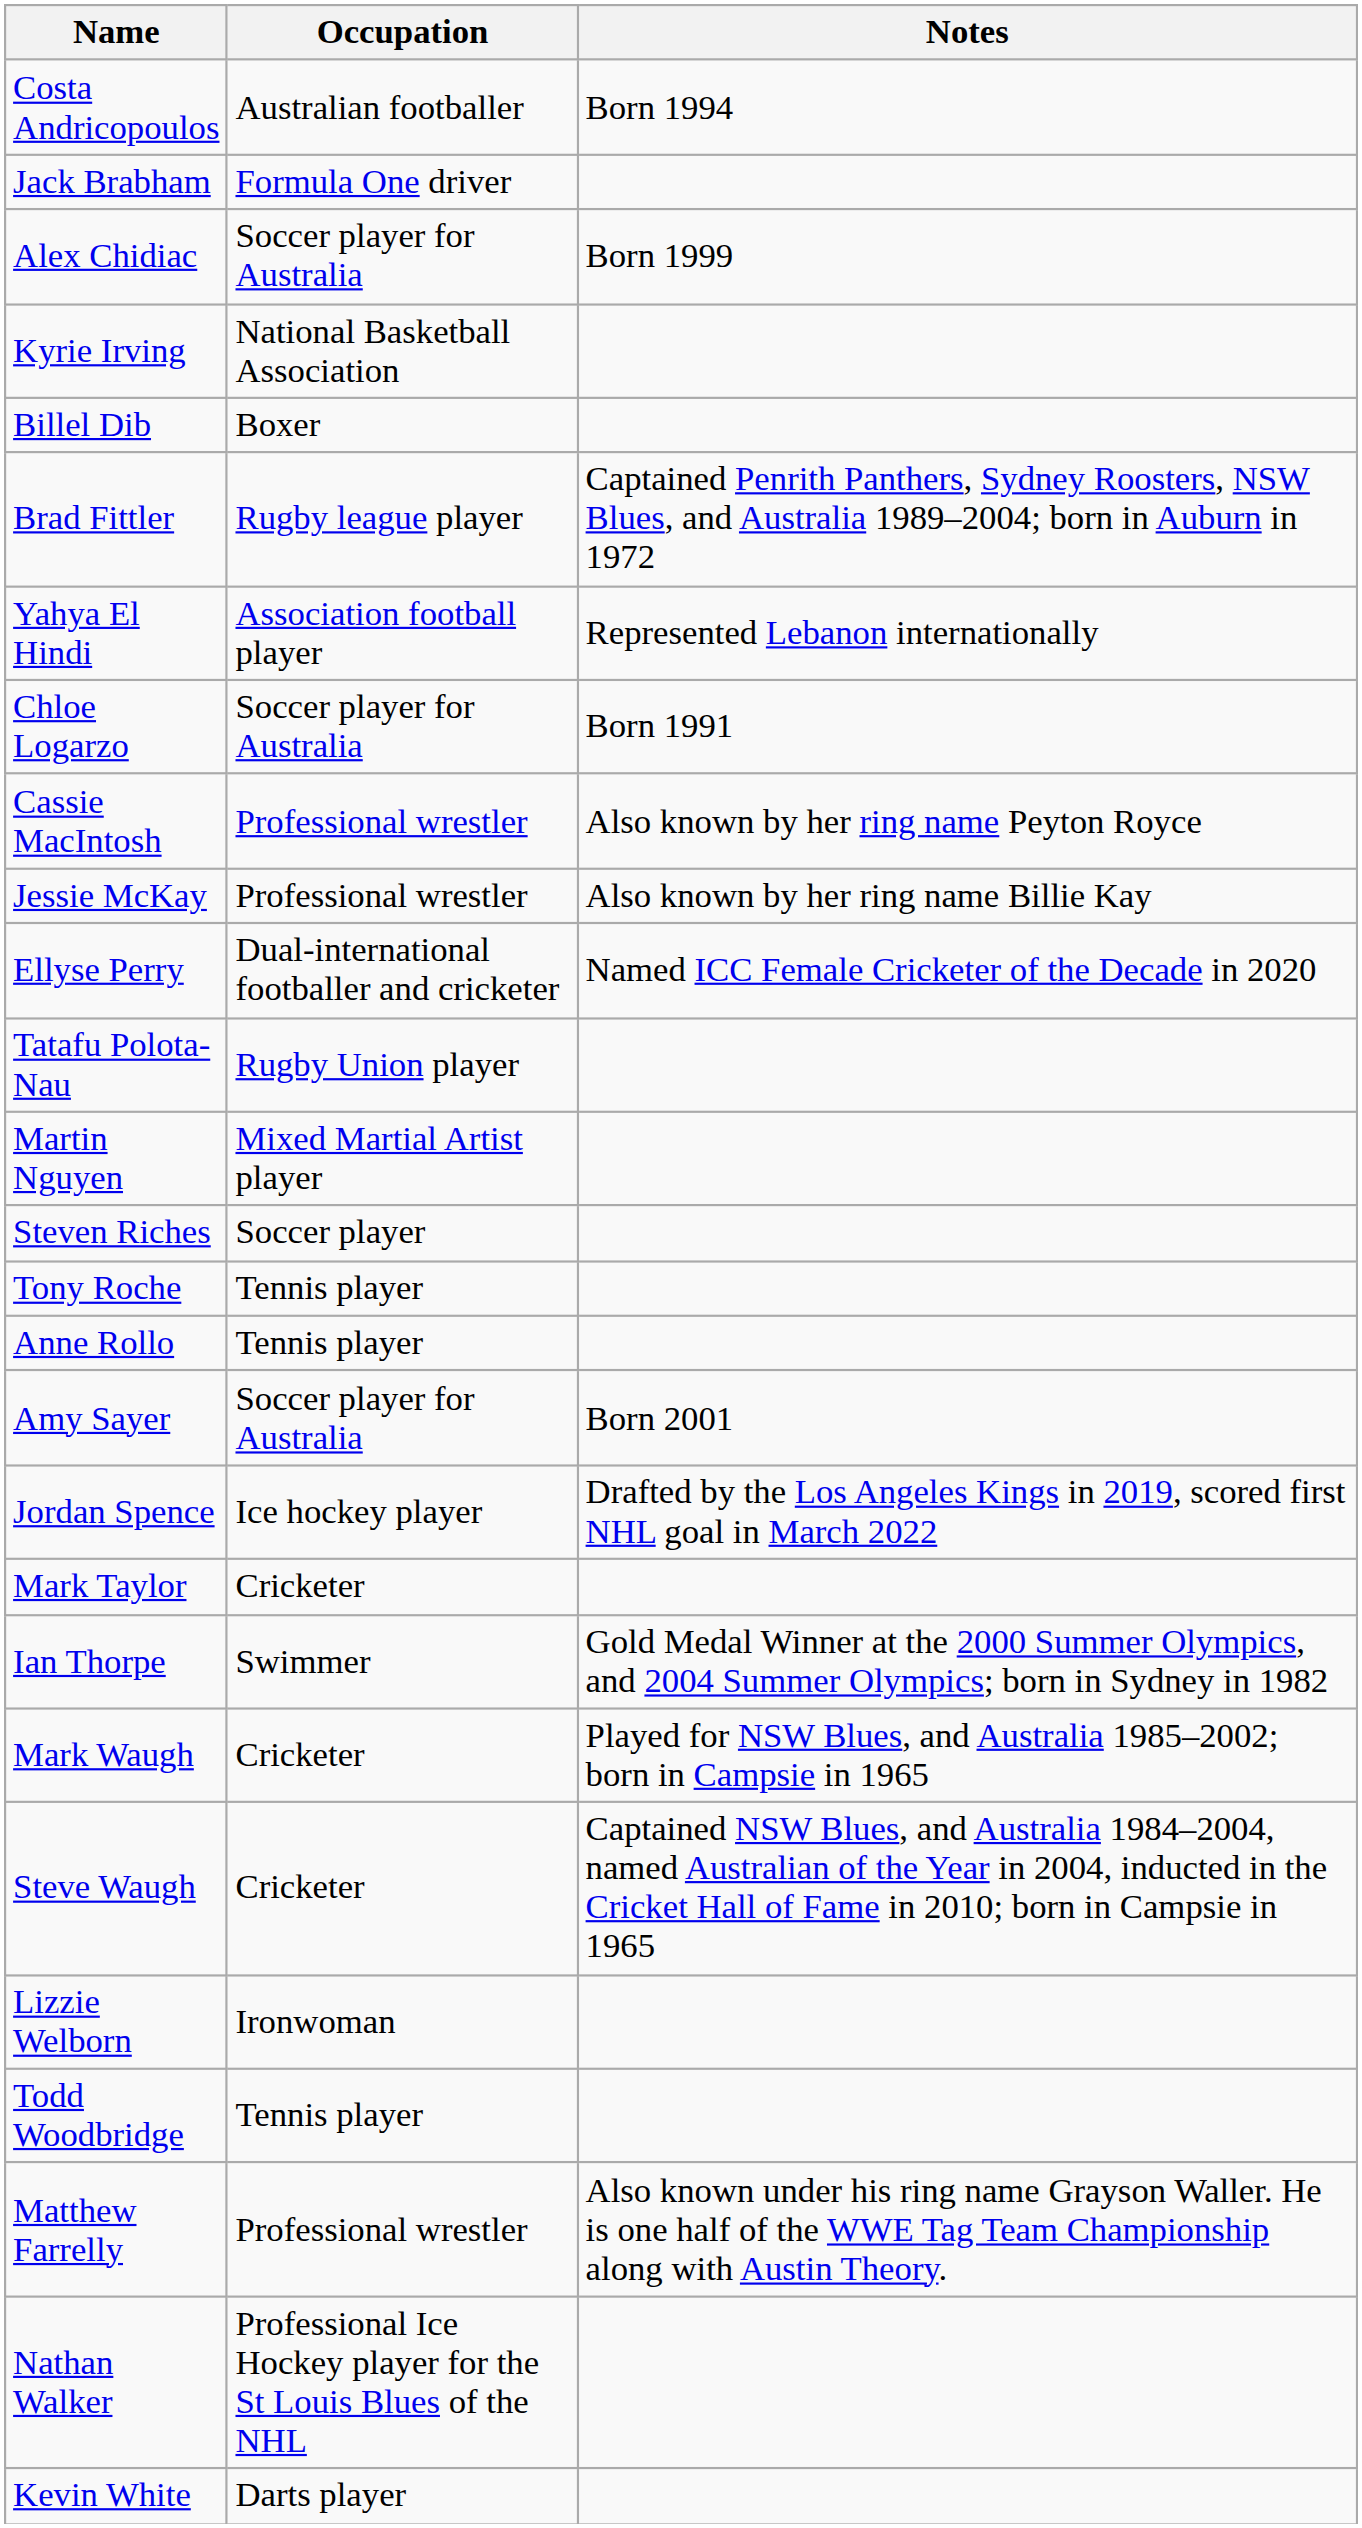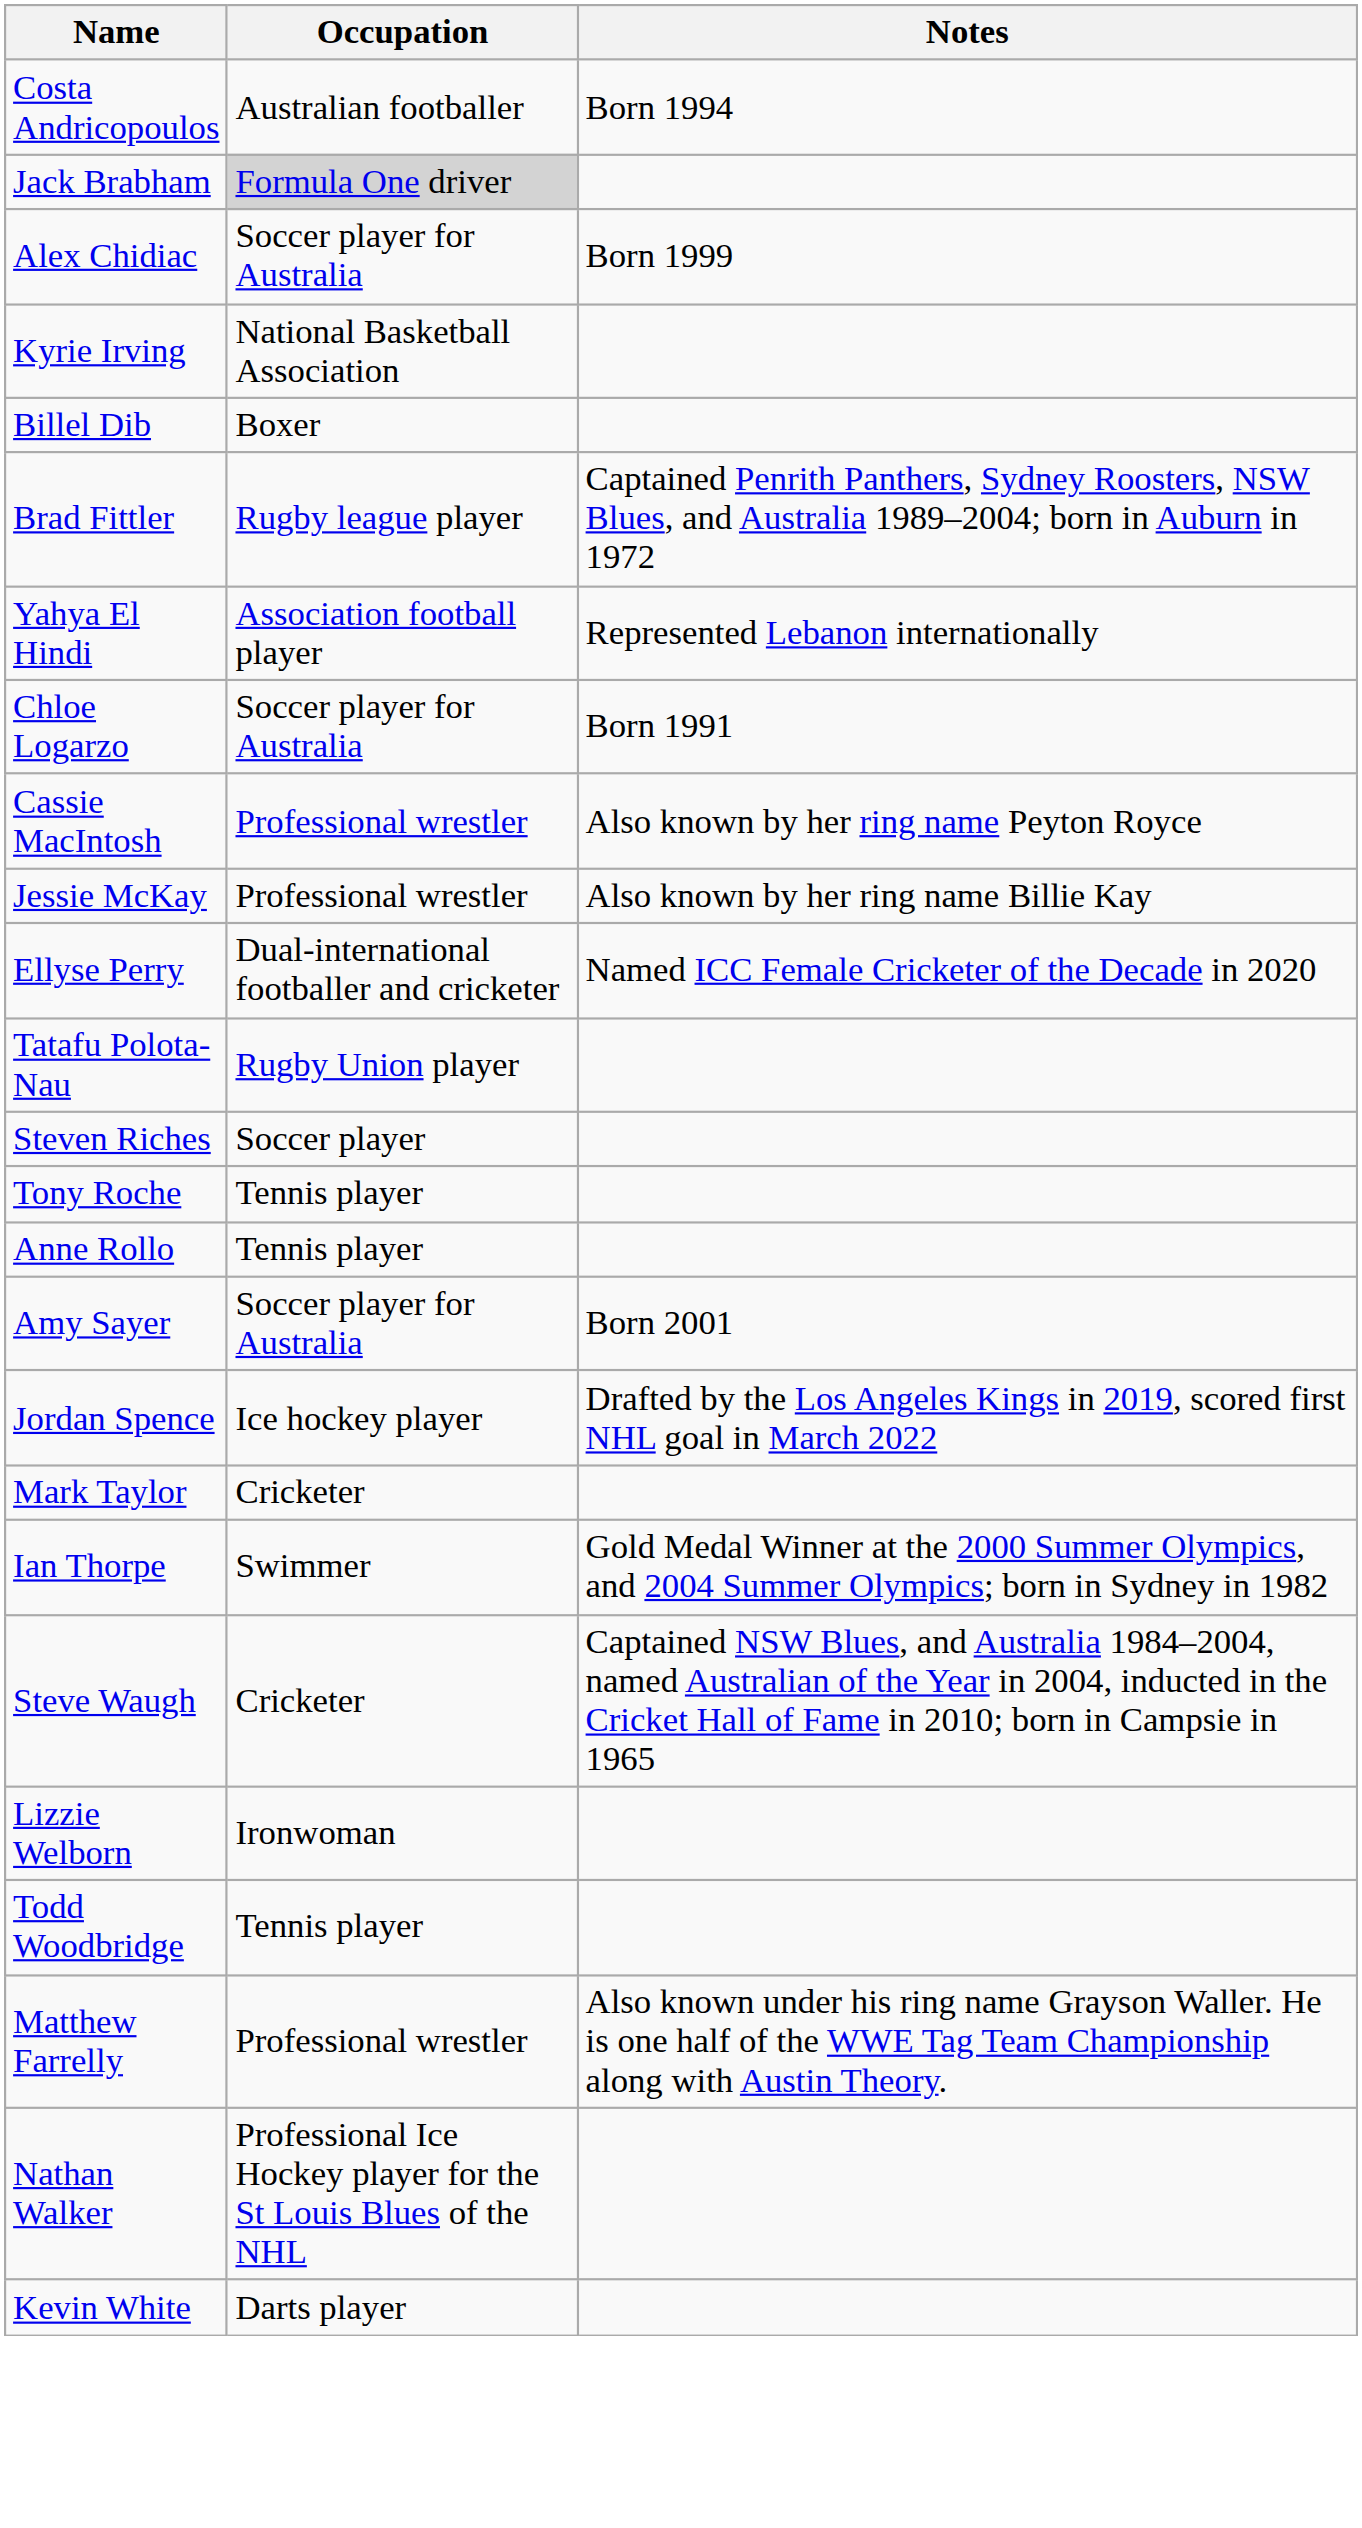(373, 181) no background -> (373, 181) lightgrey background
- row: (68, 1157)
- row: (103, 1754)
